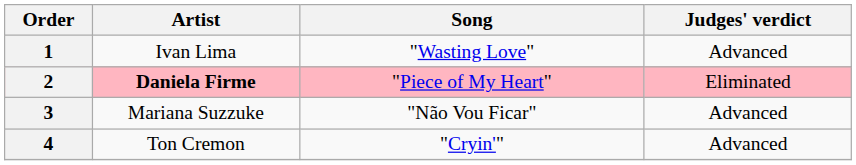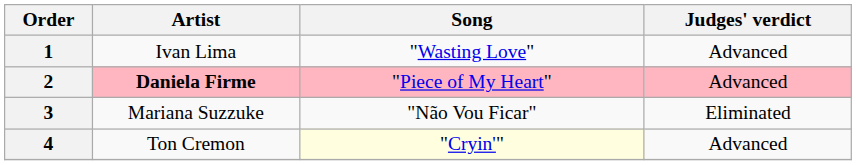(748, 81) Eliminated -> (748, 81) Advanced
(748, 112) Advanced -> (748, 112) Eliminated
(472, 143) no background -> (472, 143) lightyellow background
